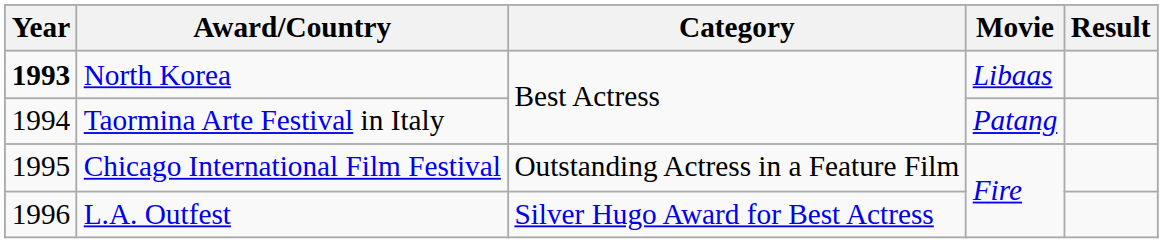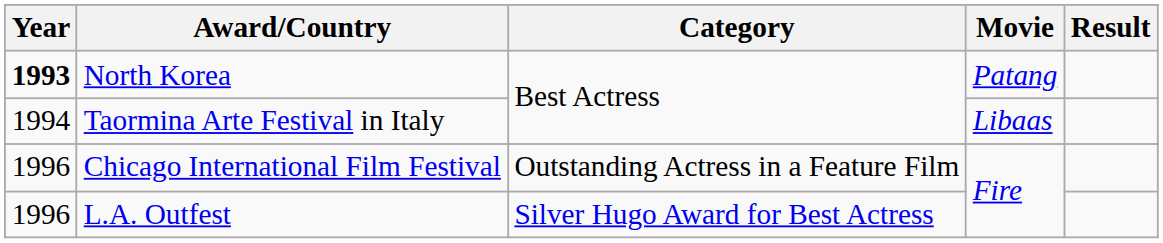(1013, 74) Libaas -> (1015, 74) Patang
(1015, 120) Patang -> (1013, 120) Libaas
(41, 167) 1995 -> (41, 167) 1996
